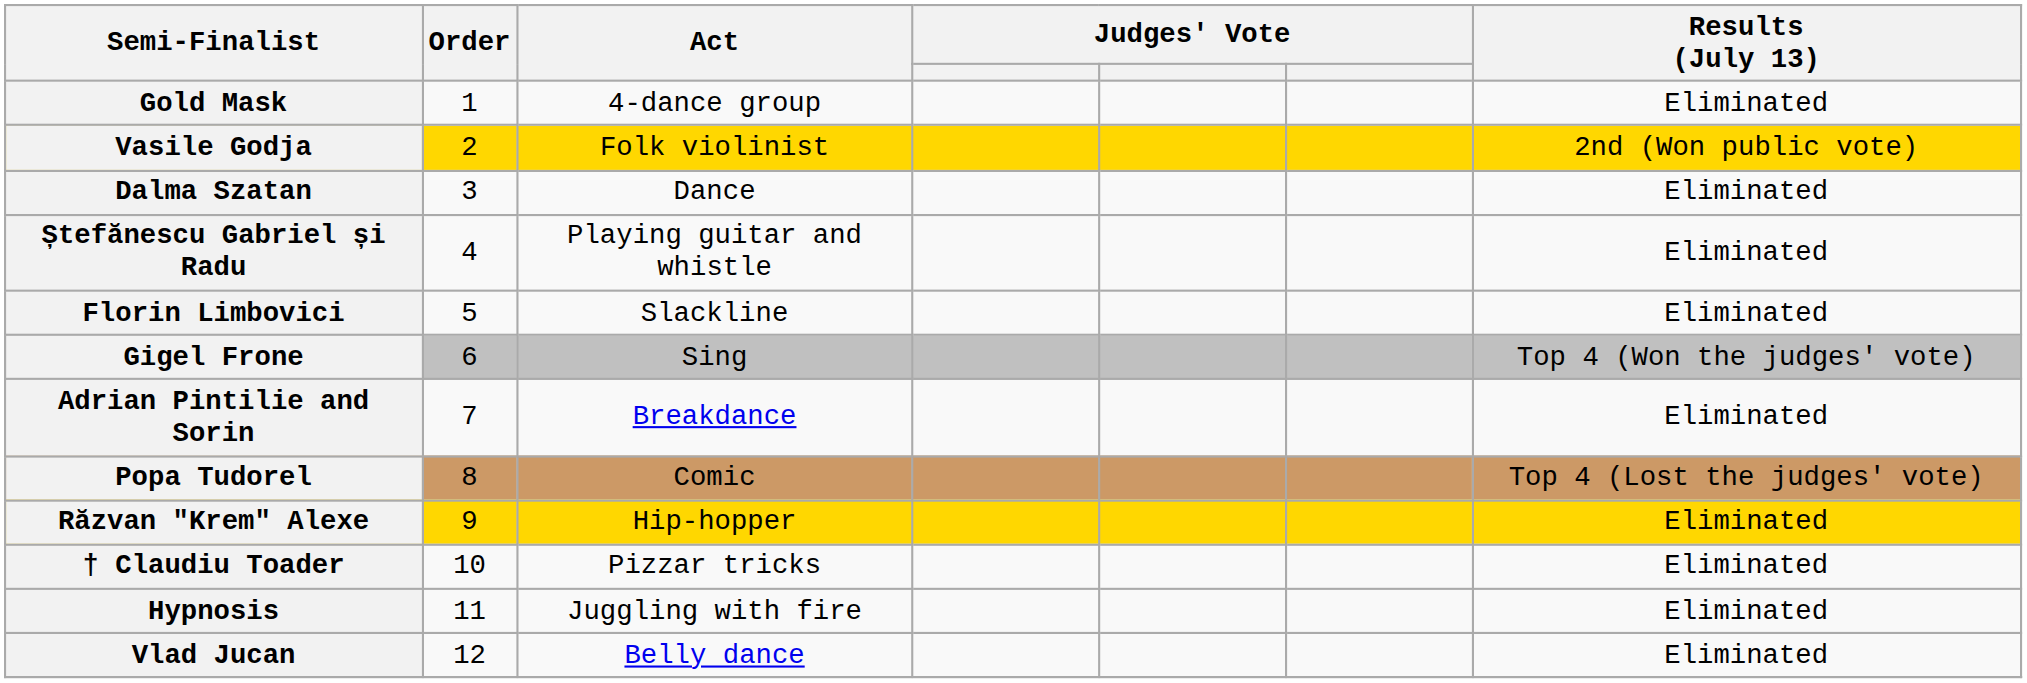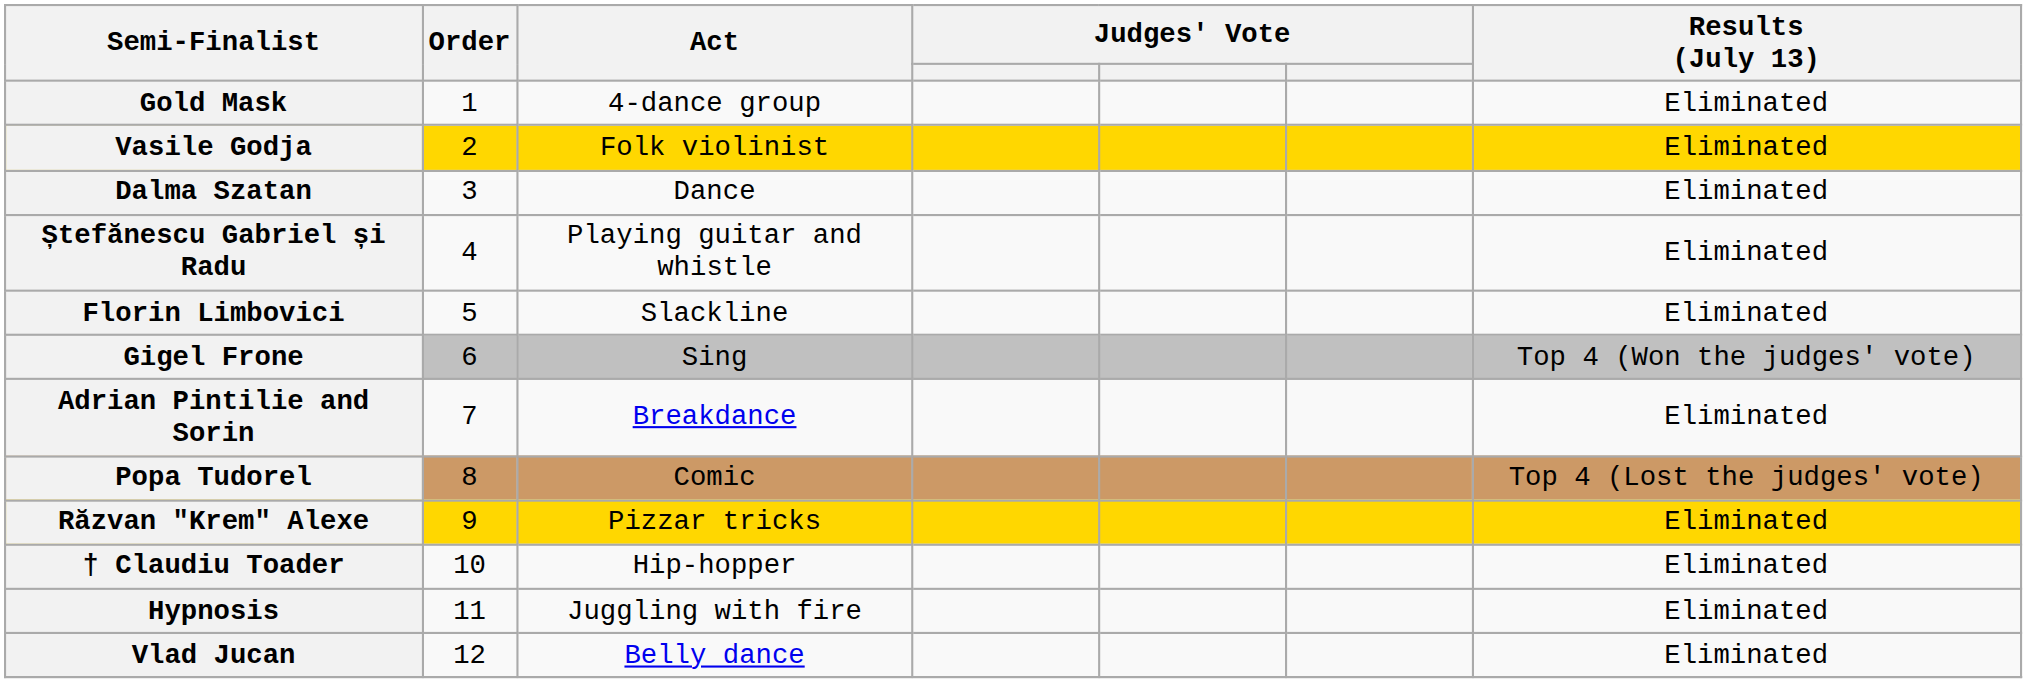(1746, 148) 2nd (Won public vote) -> (1746, 148) Eliminated
(715, 522) Hip-hopper -> (715, 522) Pizzar tricks
(715, 567) Pizzar tricks -> (715, 567) Hip-hopper
